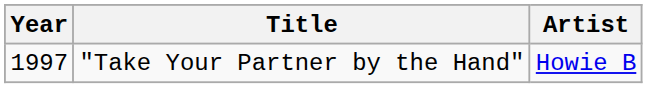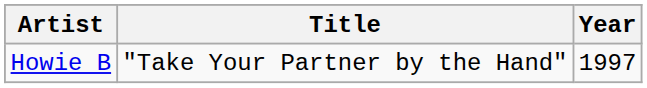columns swapped: (39, 24) <-> (586, 24)
